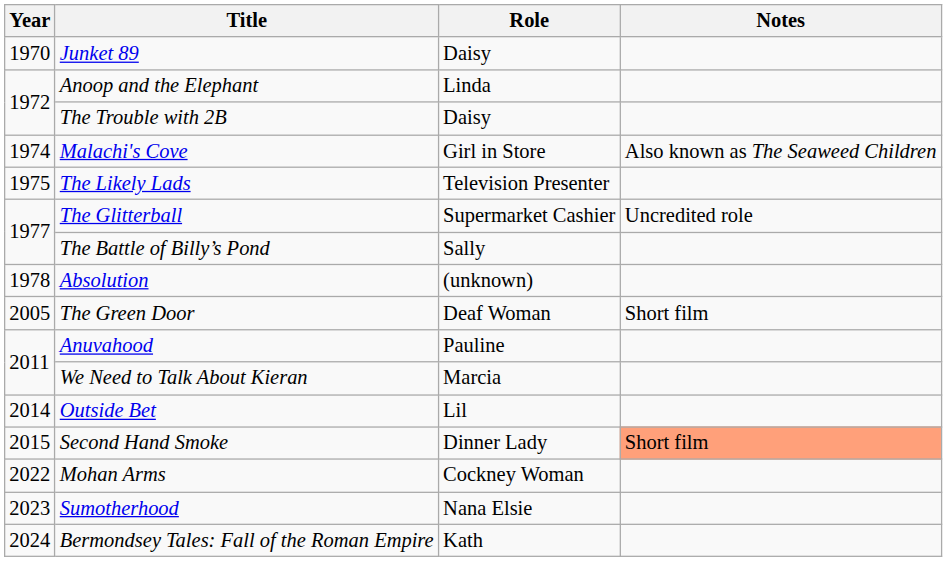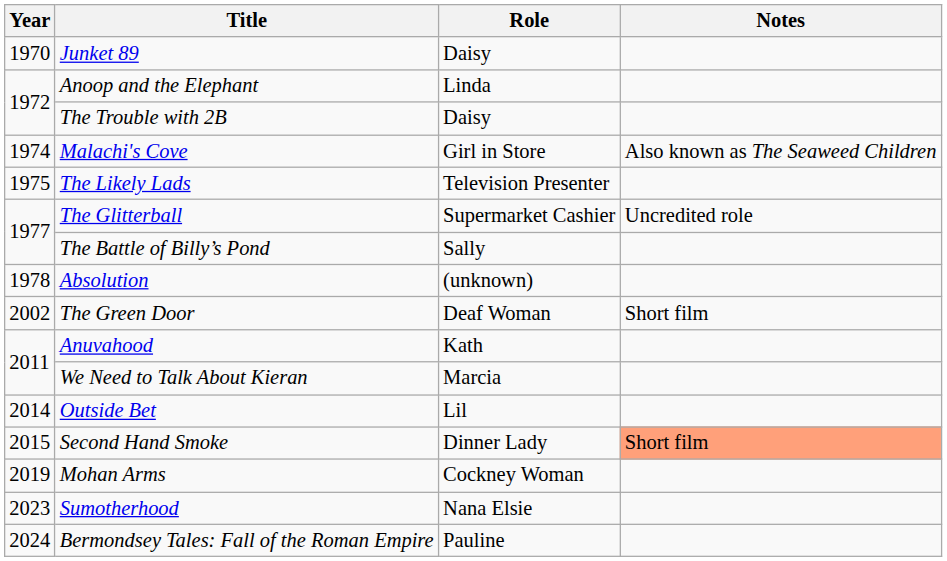(30, 313) 2005 -> (30, 313) 2002
(474, 345) Pauline -> (463, 345) Kath
(30, 475) 2022 -> (30, 475) 2019
(463, 540) Kath -> (474, 540) Pauline
